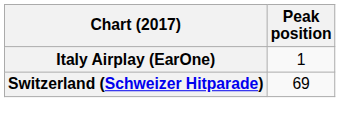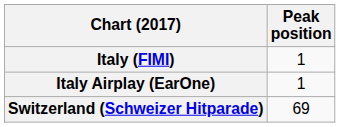+ row: (136, 59)
